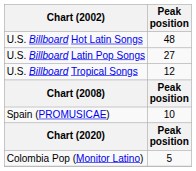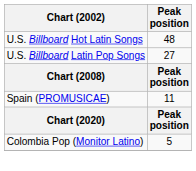- row: (72, 71)
(169, 115) 10 -> (169, 99) 11
